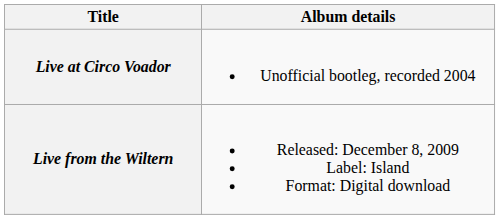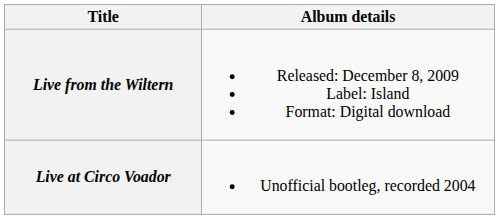rows swapped: (103, 66) <-> (103, 159)
